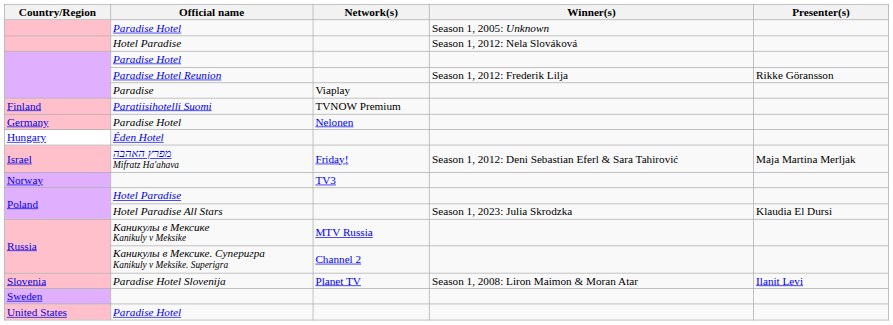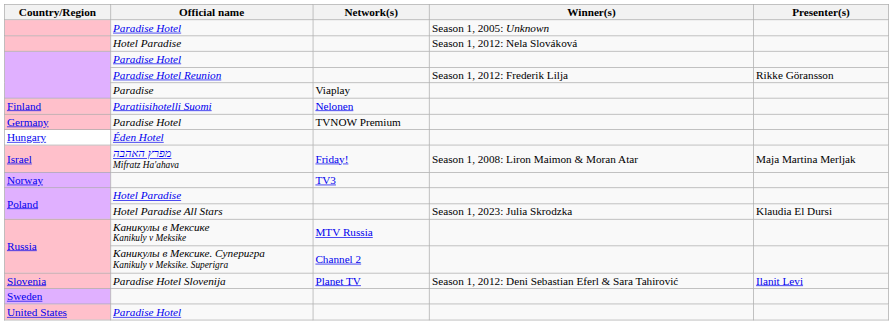(358, 106) TVNOW Premium -> (334, 106) Nelonen
(334, 122) Nelonen -> (358, 122) TVNOW Premium
(555, 159) Season 1, 2012: Deni Sebastian Eferl & Sara Tahirović -> (535, 159) Season 1, 2008: Liron Maimon & Moran Atar
(535, 281) Season 1, 2008: Liron Maimon & Moran Atar -> (555, 281) Season 1, 2012: Deni Sebastian Eferl & Sara Tahirović
